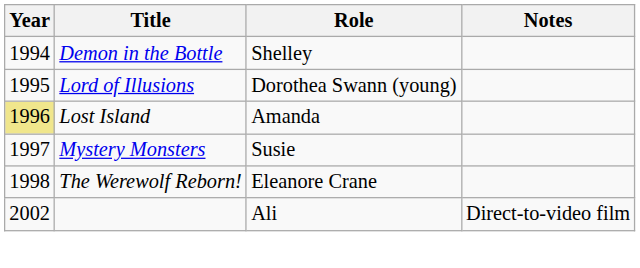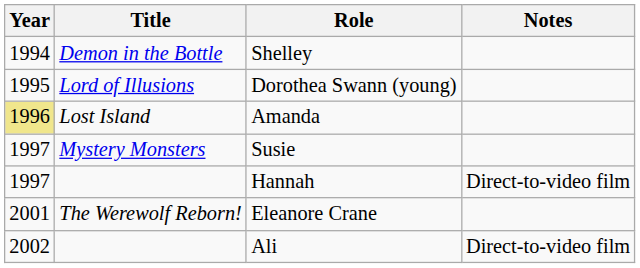+ row: (283, 181)
(30, 181) 1998 -> (30, 213) 2001
